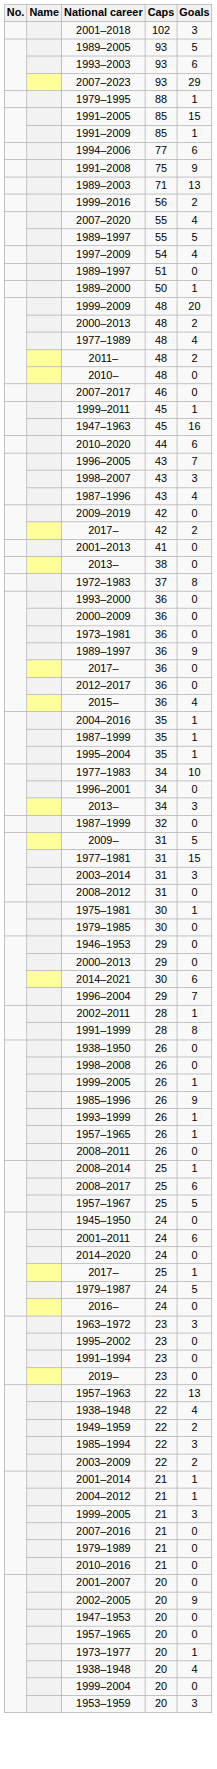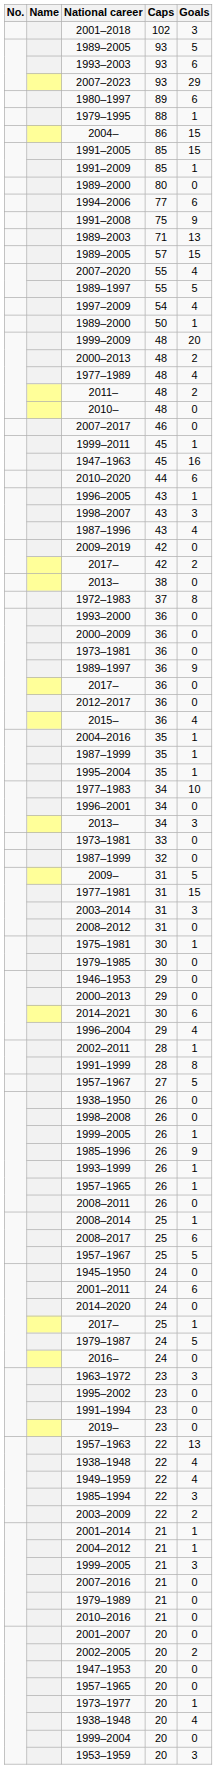+ row: (103, 99)
+ row: (103, 133)
+ row: (103, 185)
+ row: (103, 254)
- row: (103, 202)
- row: (103, 271)
(194, 461) 7 -> (194, 496) 1
- row: (103, 548)
+ row: (103, 841)
(194, 996) 7 -> (194, 1031) 4
+ row: (103, 1082)
(194, 1428) 2 -> (194, 1479) 4
(194, 1600) 9 -> (194, 1652) 2
